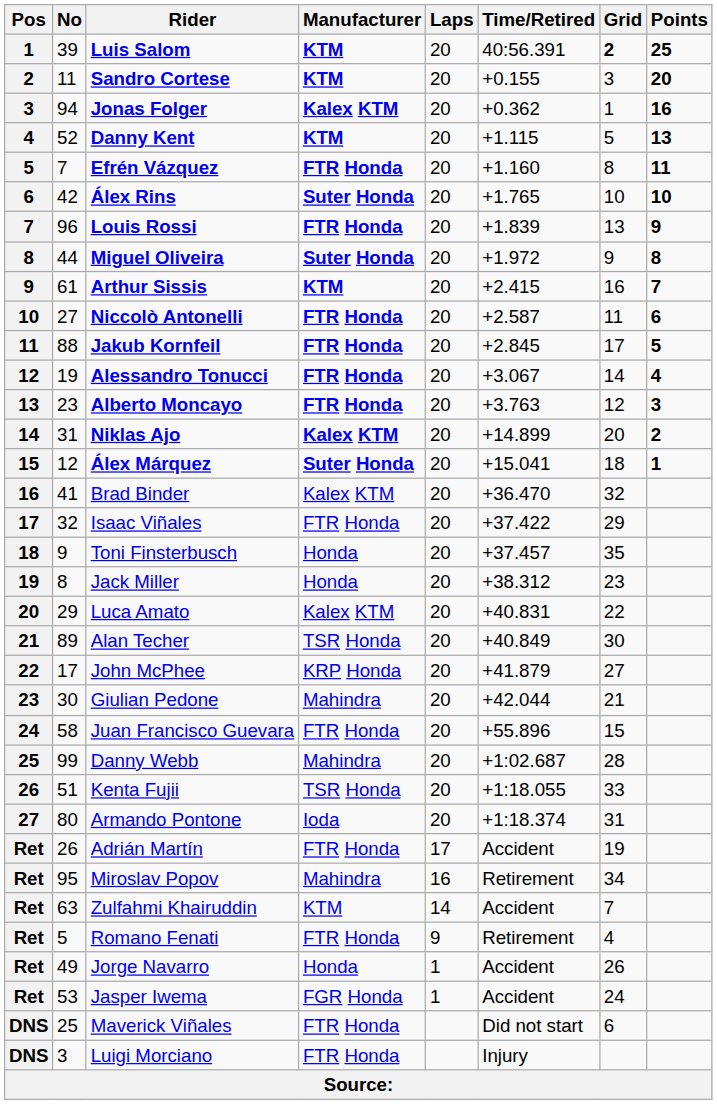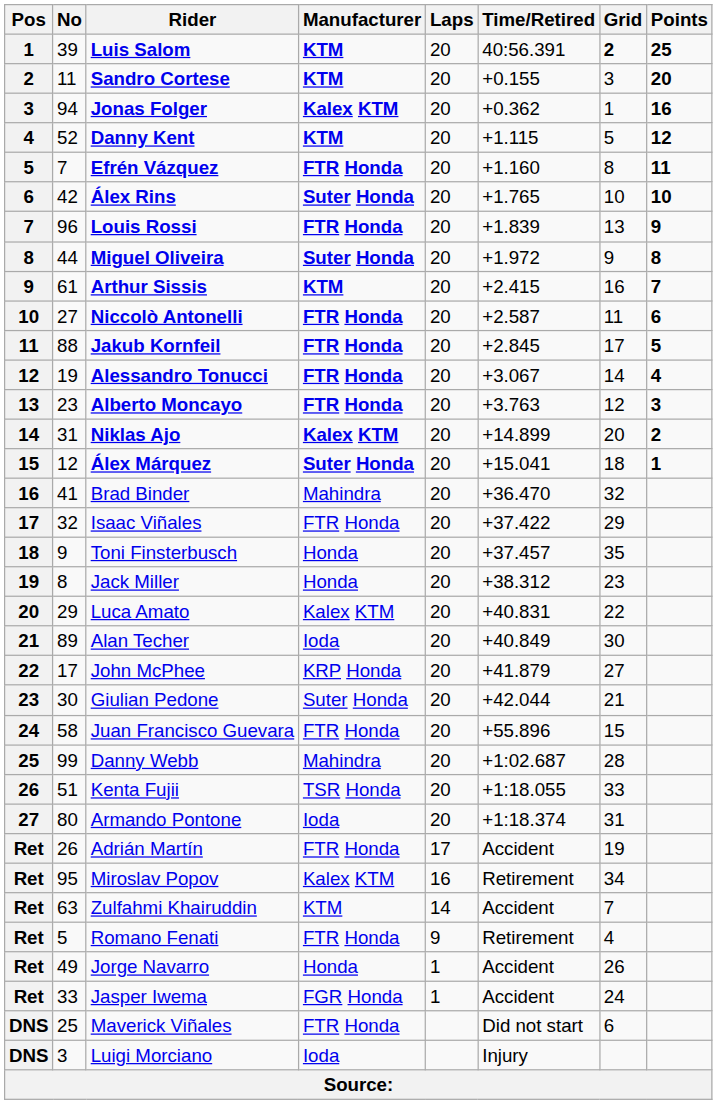(661, 138) 13 -> (661, 138) 12
(349, 493) Kalex KTM -> (342, 493) Mahindra
(352, 641) TSR Honda -> (321, 641) Ioda
(342, 700) Mahindra -> (355, 700) Suter Honda
(342, 878) Mahindra -> (349, 878) Kalex KTM
(67, 996) 53 -> (67, 996) 33
(351, 1055) FTR Honda -> (321, 1055) Ioda
